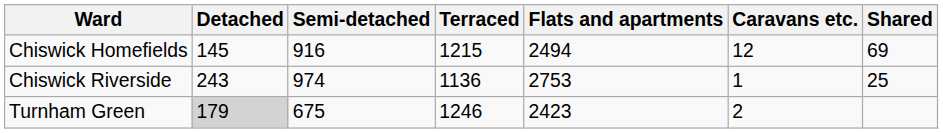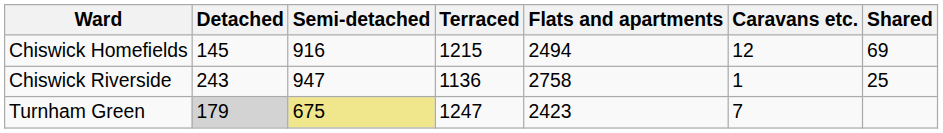(309, 81) 974 -> (309, 81) 947
(550, 81) 2753 -> (550, 81) 2758
(309, 111) no background -> (309, 111) khaki background
(461, 111) 1246 -> (461, 111) 1247
(738, 111) 2 -> (738, 111) 7
